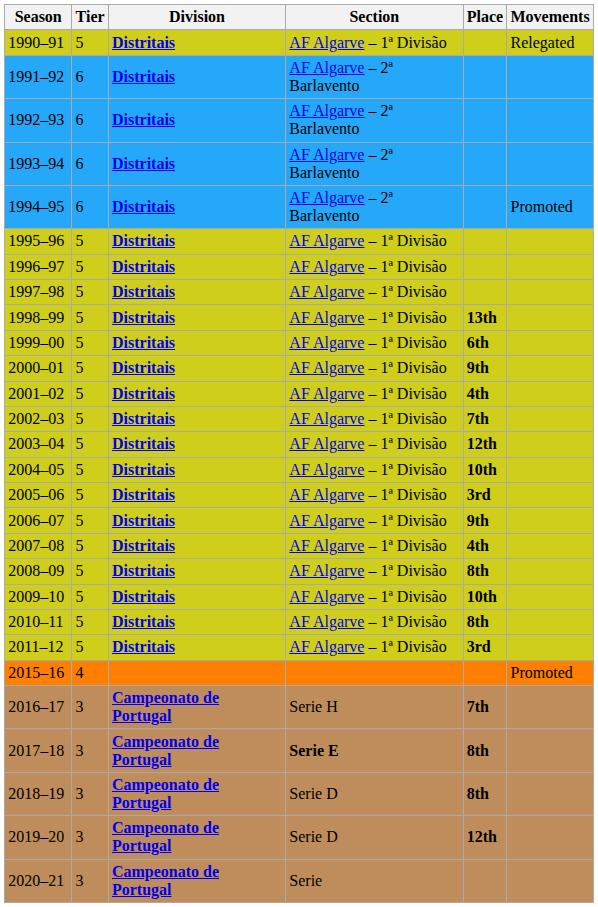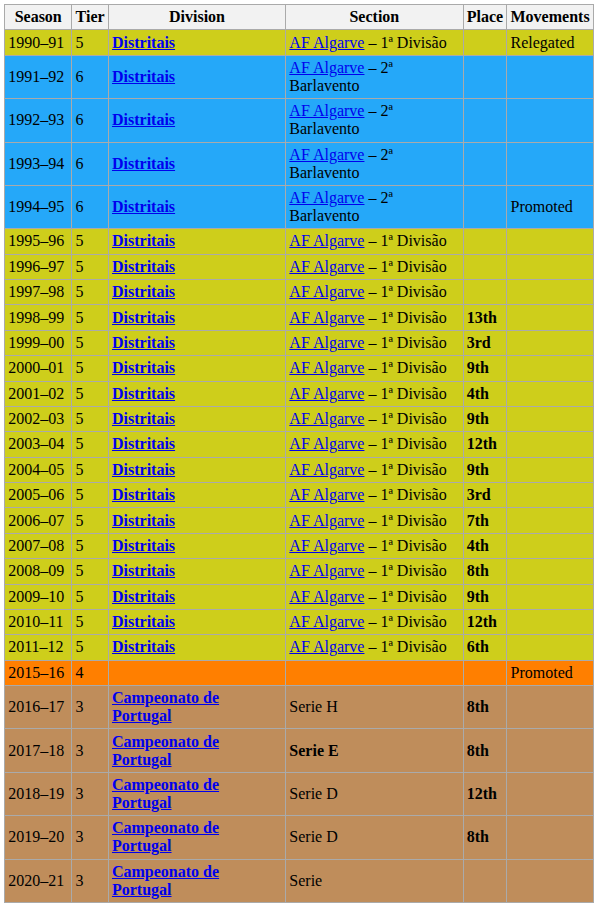(478, 342) 6th -> (479, 342) 3rd
(478, 419) 7th -> (478, 419) 9th
(482, 469) 10th -> (478, 469) 9th
(478, 520) 9th -> (478, 520) 7th
(482, 596) 10th -> (478, 596) 9th
(478, 622) 8th -> (482, 622) 12th
(479, 647) 3rd -> (478, 647) 6th
(478, 707) 7th -> (478, 707) 8th
(478, 793) 8th -> (482, 793) 12th
(482, 837) 12th -> (478, 837) 8th
